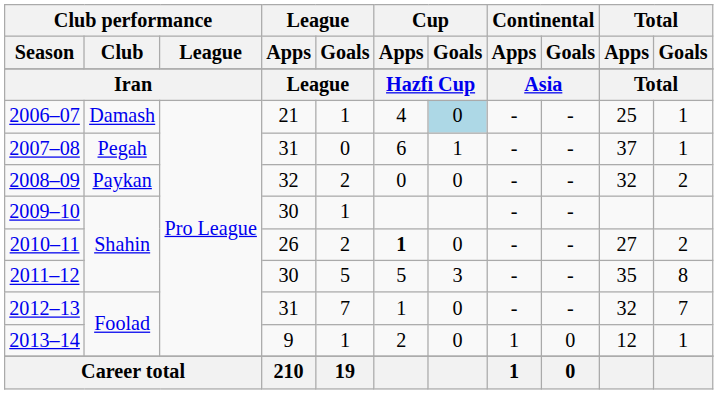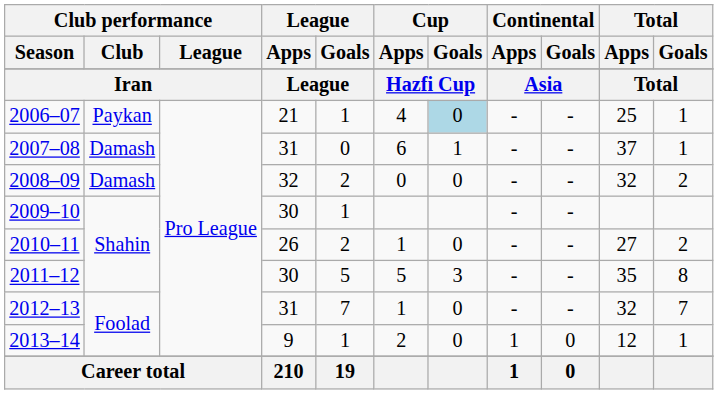(122, 116) Damash -> (122, 116) Paykan
(122, 148) Pegah -> (122, 148) Damash
(122, 180) Paykan -> (122, 180) Damash
(401, 244) bold -> (401, 244) normal
